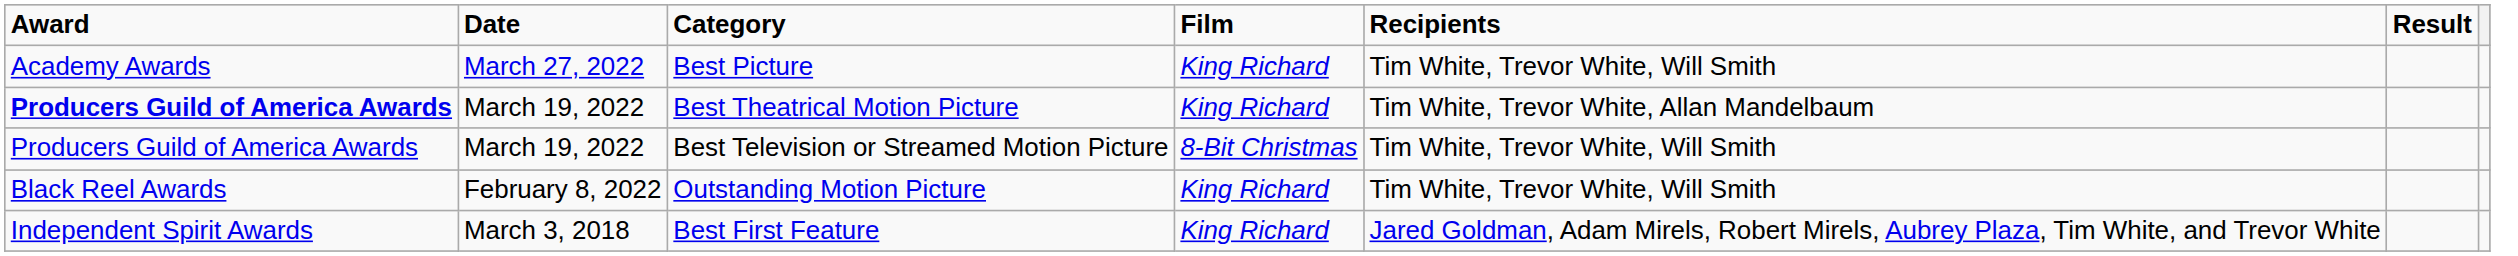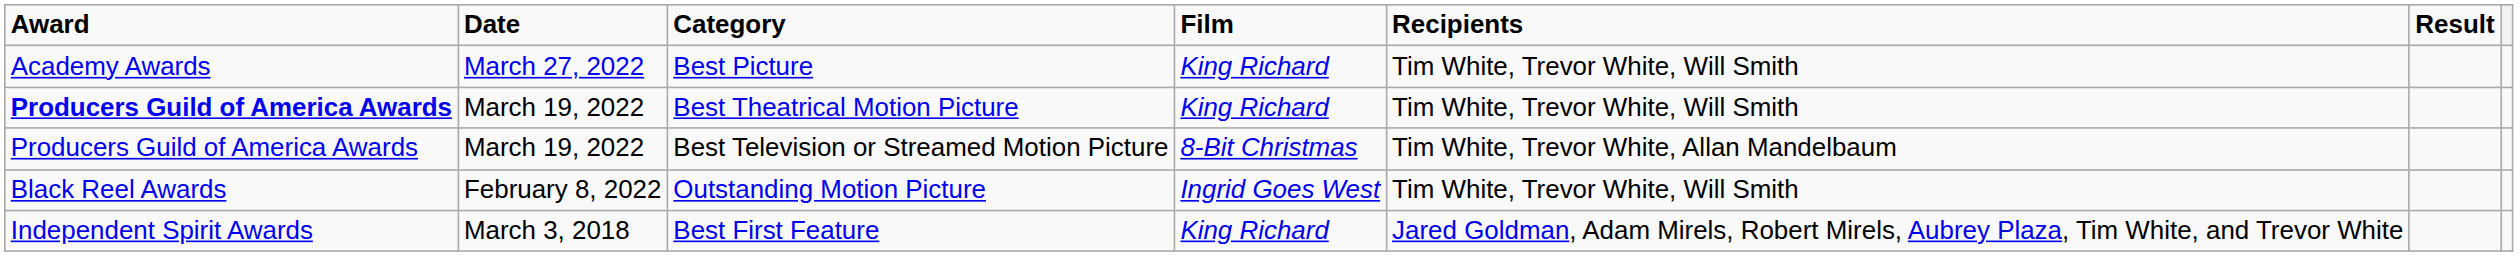(1622, 107) Tim White, Trevor White, Allan Mandelbaum -> (1595, 107) Tim White, Trevor White, Will Smith
(1573, 148) Tim White, Trevor White, Will Smith -> (1644, 148) Tim White, Trevor White, Allan Mandelbaum
(1255, 189) King Richard -> (1280, 189) Ingrid Goes West
